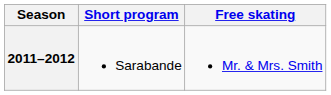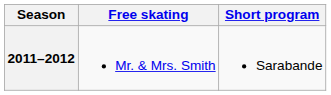columns swapped: (131, 15) <-> (255, 15)
